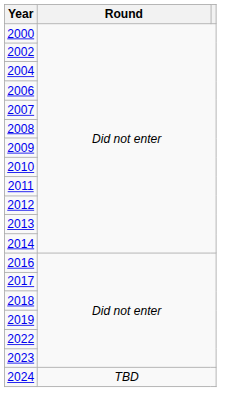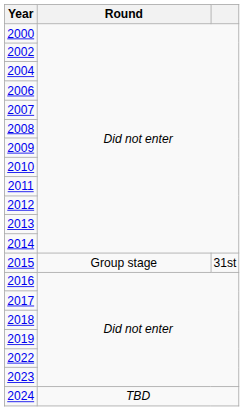+ row: (21, 263)
